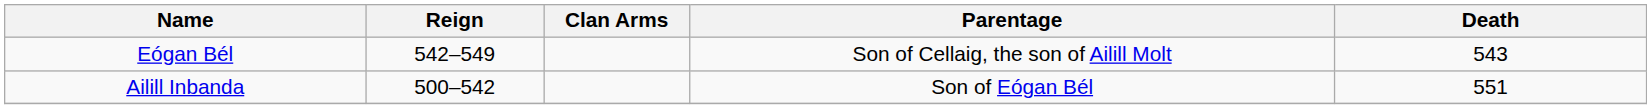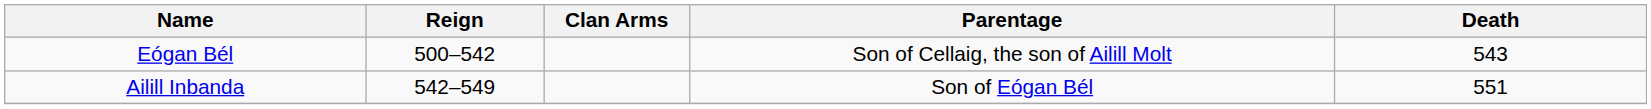(455, 53) 542–549 -> (455, 53) 500–542
(455, 86) 500–542 -> (455, 86) 542–549
